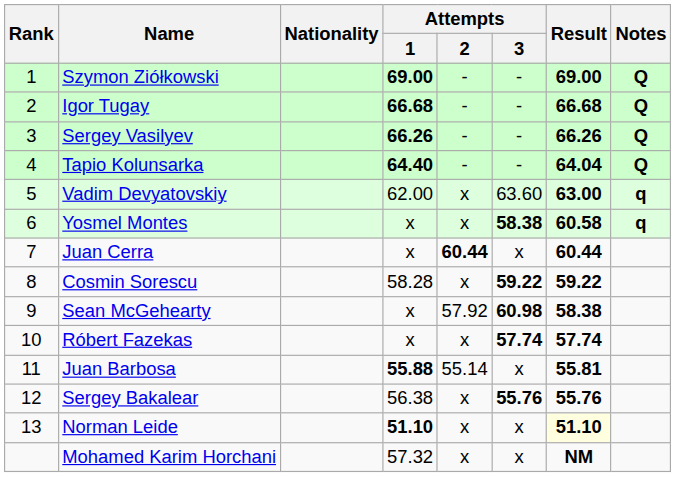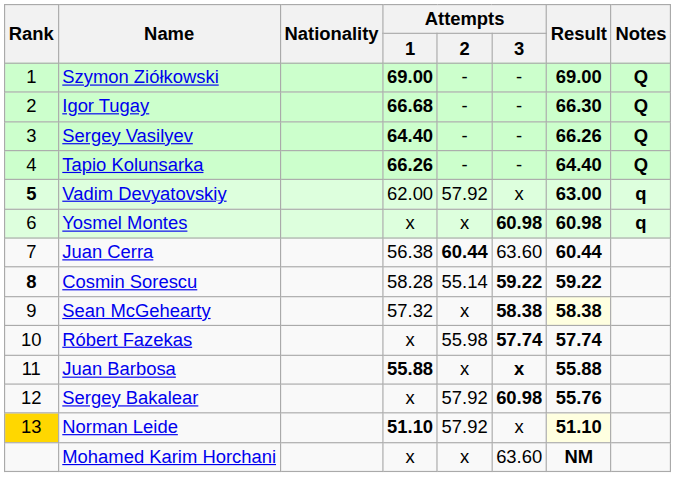(579, 106) 66.68 -> (579, 106) 66.30
(410, 135) 66.26 -> (410, 135) 64.40
(410, 164) 64.40 -> (410, 164) 66.26
(579, 164) 64.04 -> (579, 164) 64.40
(31, 194) normal -> (31, 194) bold
(465, 194) x -> (465, 194) 57.92
(519, 194) 63.60 -> (519, 194) x
(519, 223) 58.38 -> (519, 223) 60.98
(579, 223) 60.58 -> (579, 223) 60.98
(410, 252) x -> (410, 252) 56.38
(519, 252) x -> (519, 252) 63.60
(31, 281) normal -> (31, 281) bold
(465, 281) x -> (465, 281) 55.14
(410, 310) x -> (410, 310) 57.32
(465, 310) 57.92 -> (465, 310) x
(519, 310) 60.98 -> (519, 310) 58.38
(579, 310) no background -> (579, 310) lightyellow background
(465, 340) x -> (465, 340) 55.98
(465, 369) 55.14 -> (465, 369) x
(519, 369) normal -> (519, 369) bold
(579, 369) 55.81 -> (579, 369) 55.88
(410, 398) 56.38 -> (410, 398) x
(465, 398) x -> (465, 398) 57.92
(519, 398) 55.76 -> (519, 398) 60.98
(31, 427) no background -> (31, 427) gold background
(465, 427) x -> (465, 427) 57.92
(410, 456) 57.32 -> (410, 456) x
(519, 456) x -> (519, 456) 63.60
